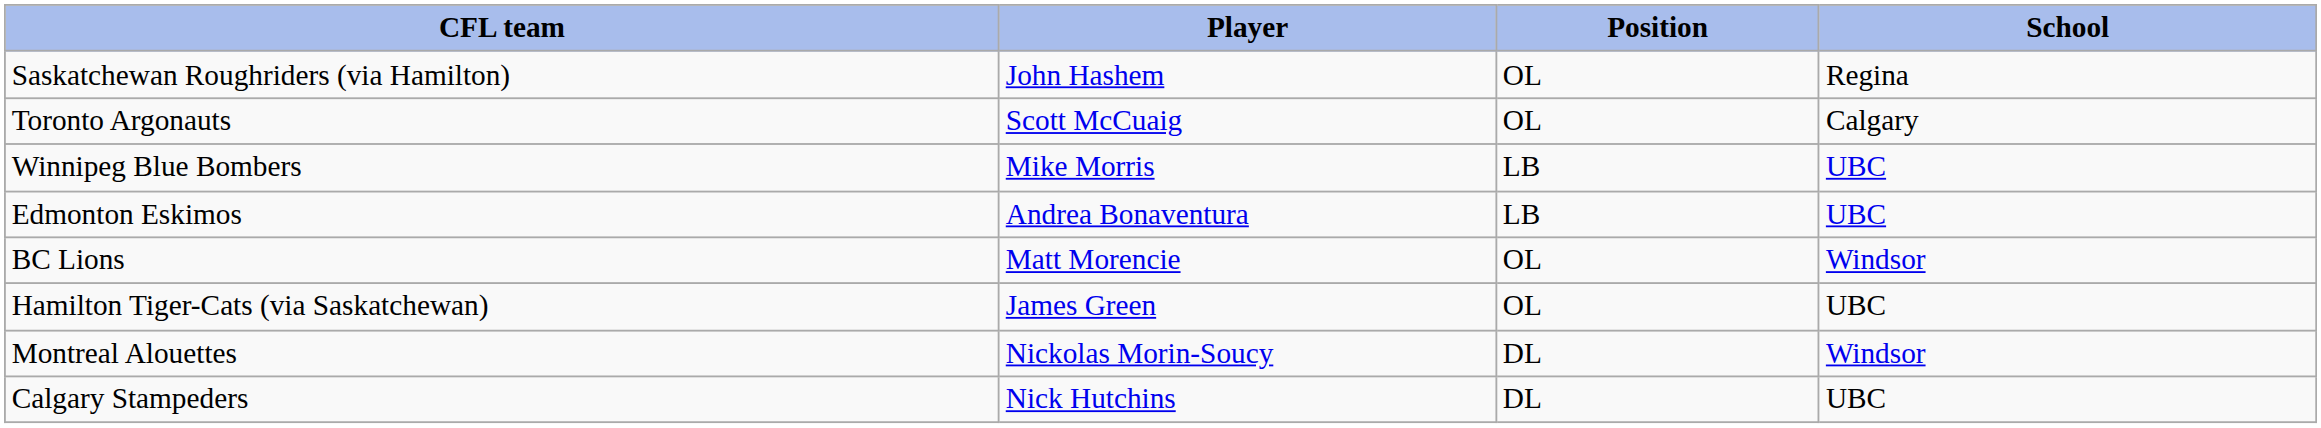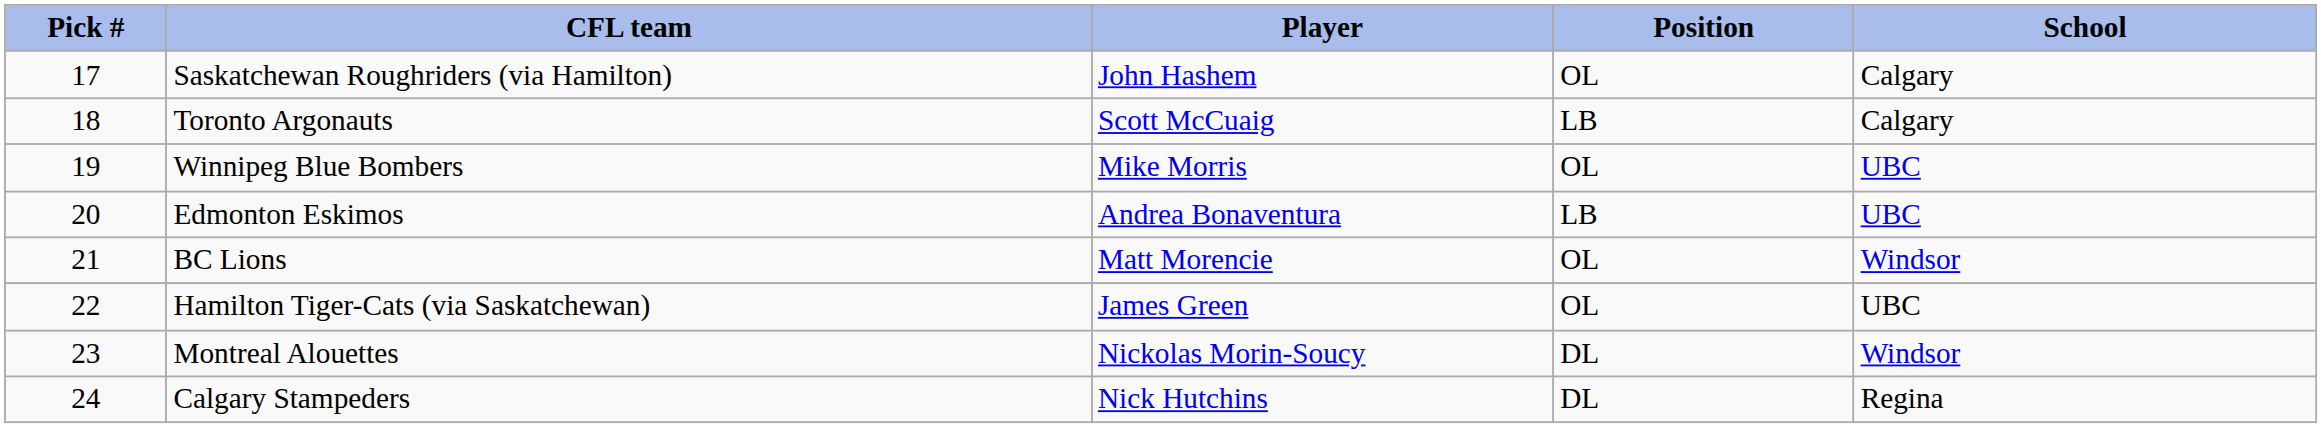+ column: (86, 27)
(1867, 74) Regina -> (1907, 74) Calgary
(1522, 120) OL -> (1579, 120) LB
(1522, 167) LB -> (1580, 167) OL
(1856, 399) UBC -> (1902, 399) Regina
